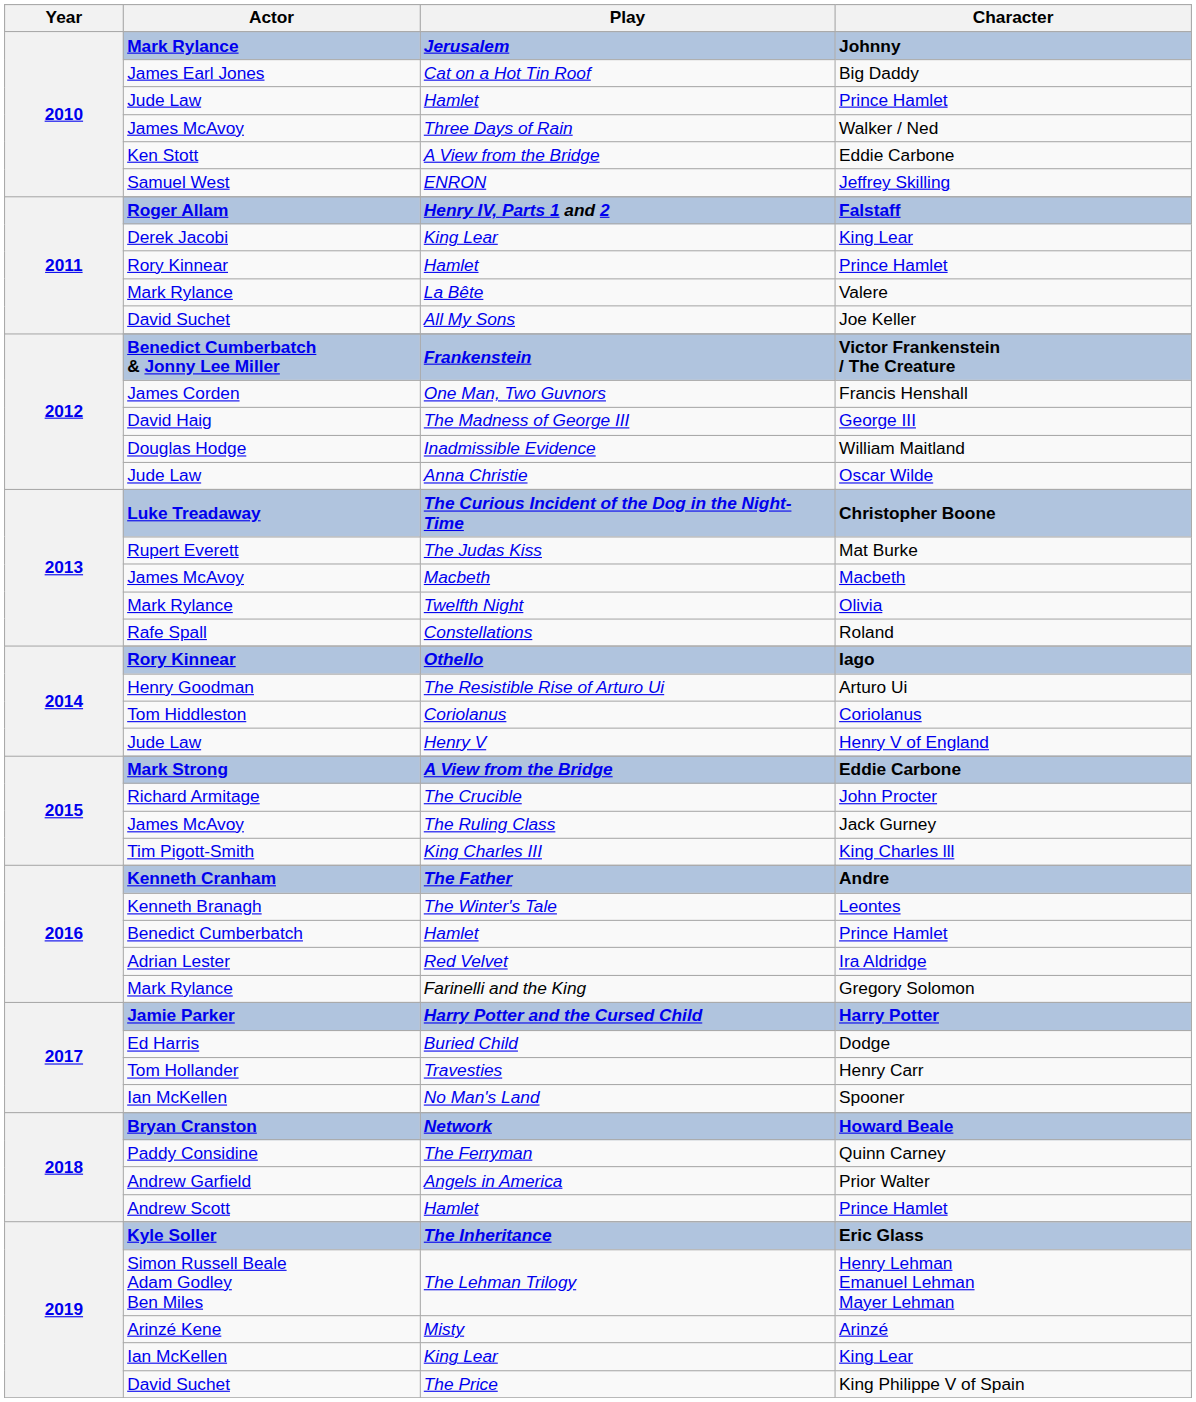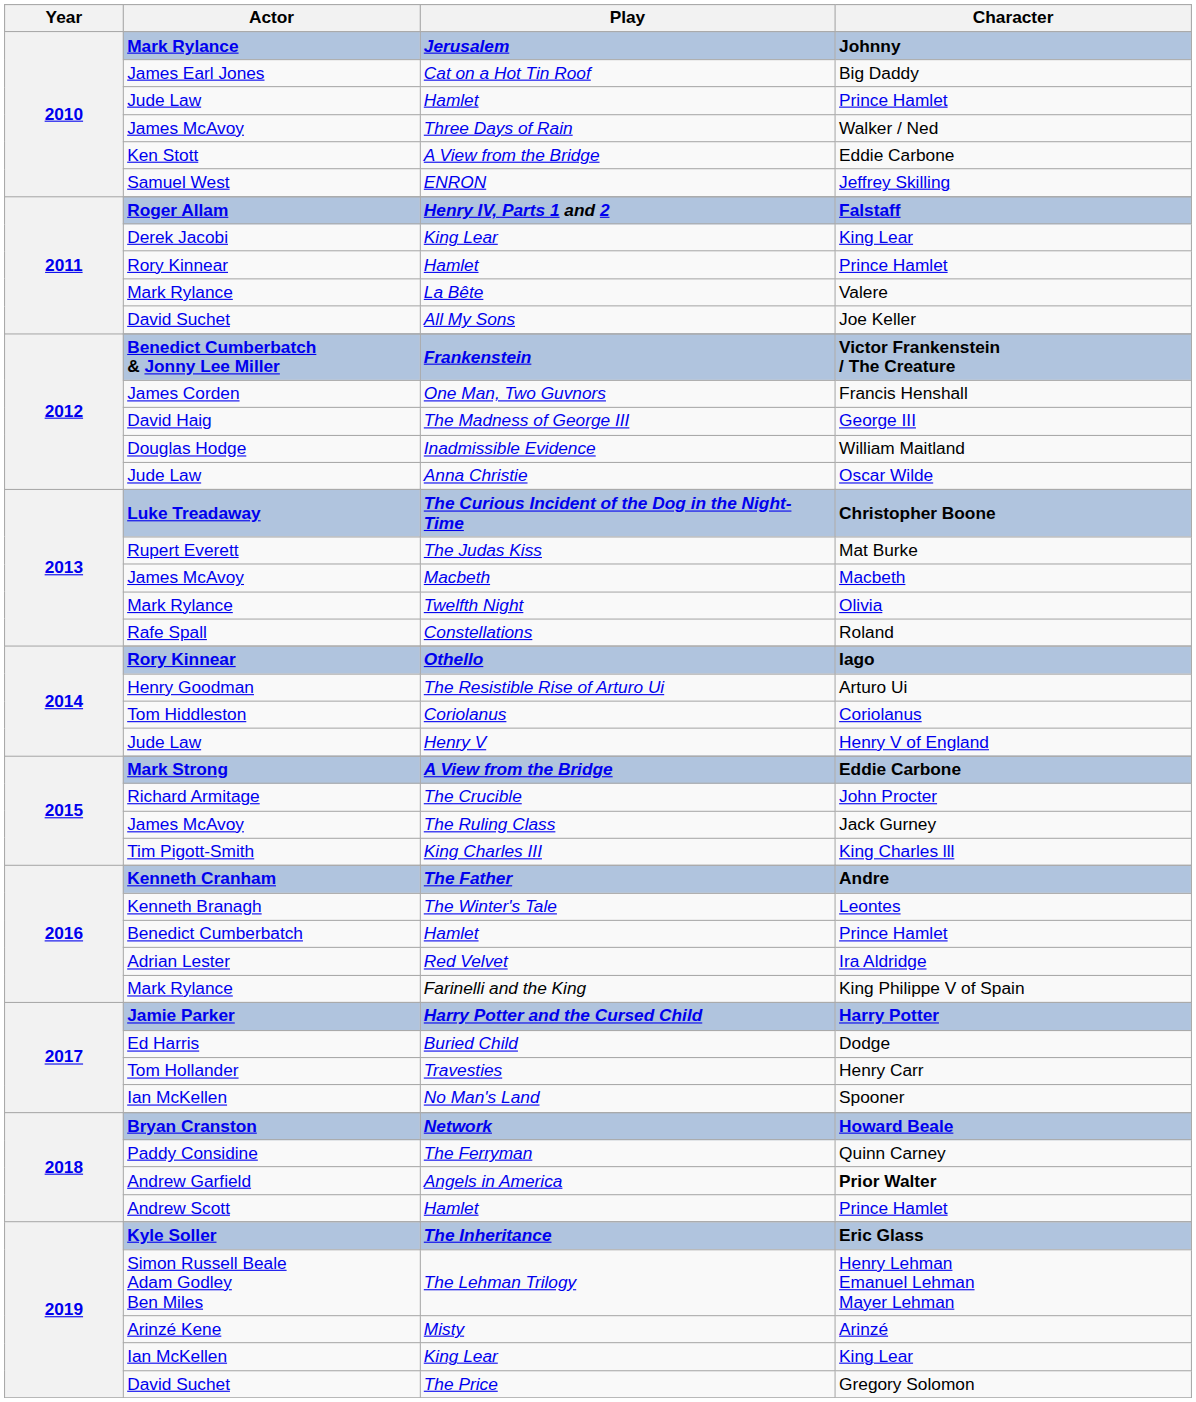(907, 988) Gregory Solomon -> (932, 988) King Philippe V of Spain
(884, 1180) normal -> (888, 1180) bold
(932, 1383) King Philippe V of Spain -> (907, 1383) Gregory Solomon
